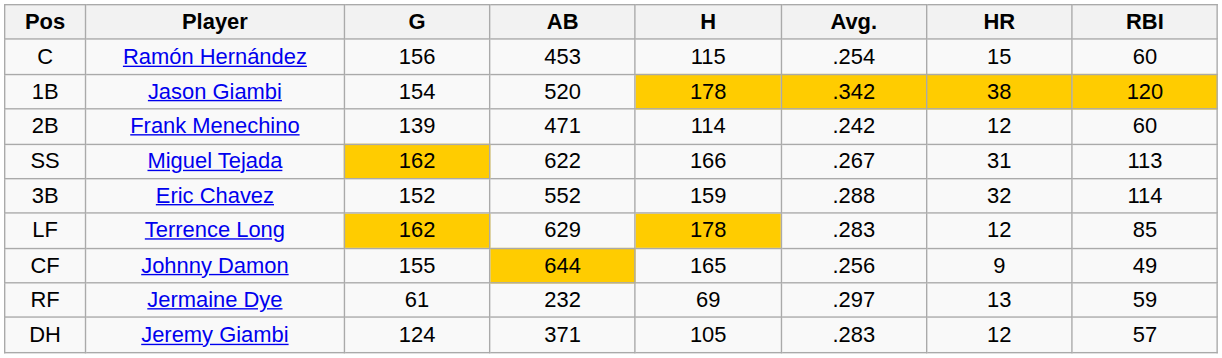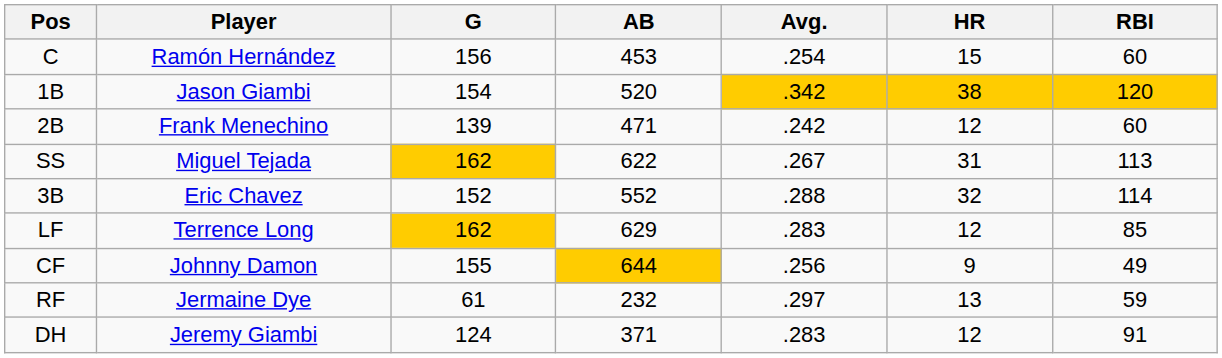- column: (708, 21)
(1145, 334) 57 -> (1135, 334) 91
